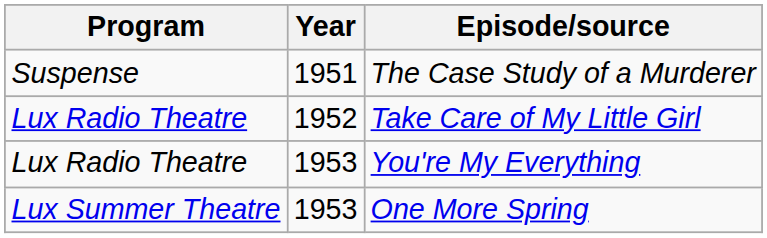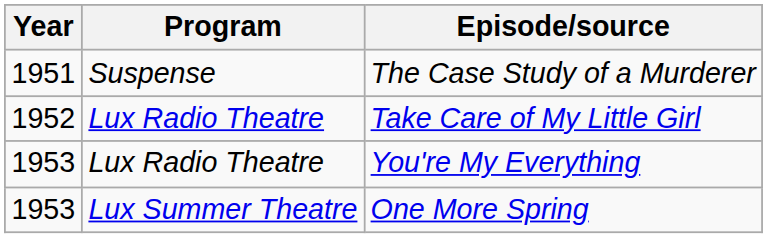columns swapped: (326, 27) <-> (146, 27)
